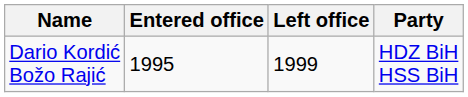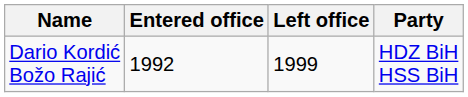(152, 63) 1995 -> (152, 63) 1992
